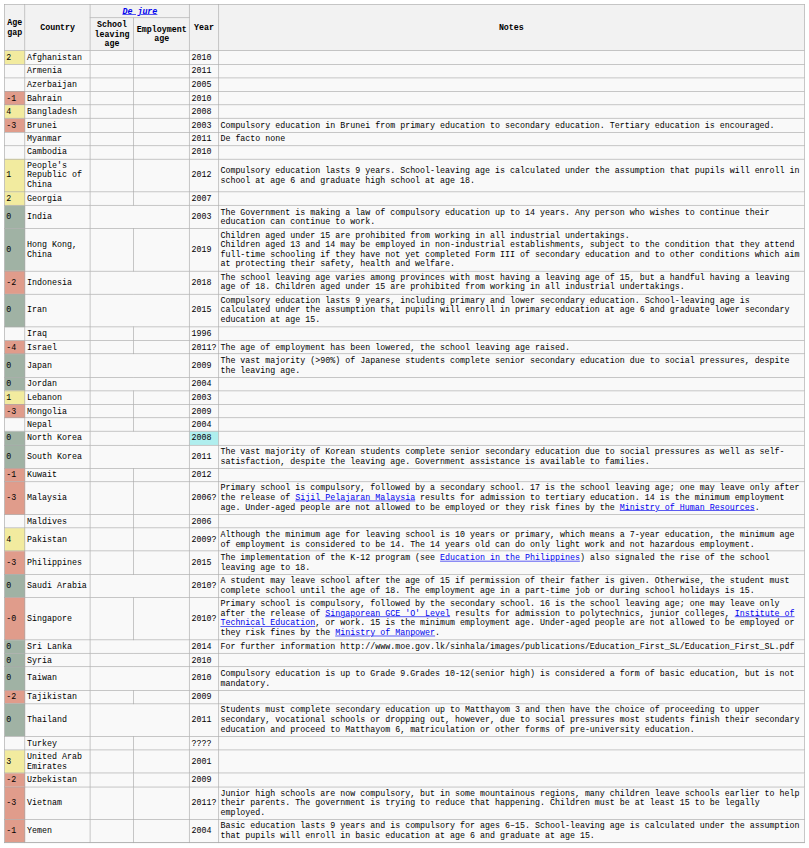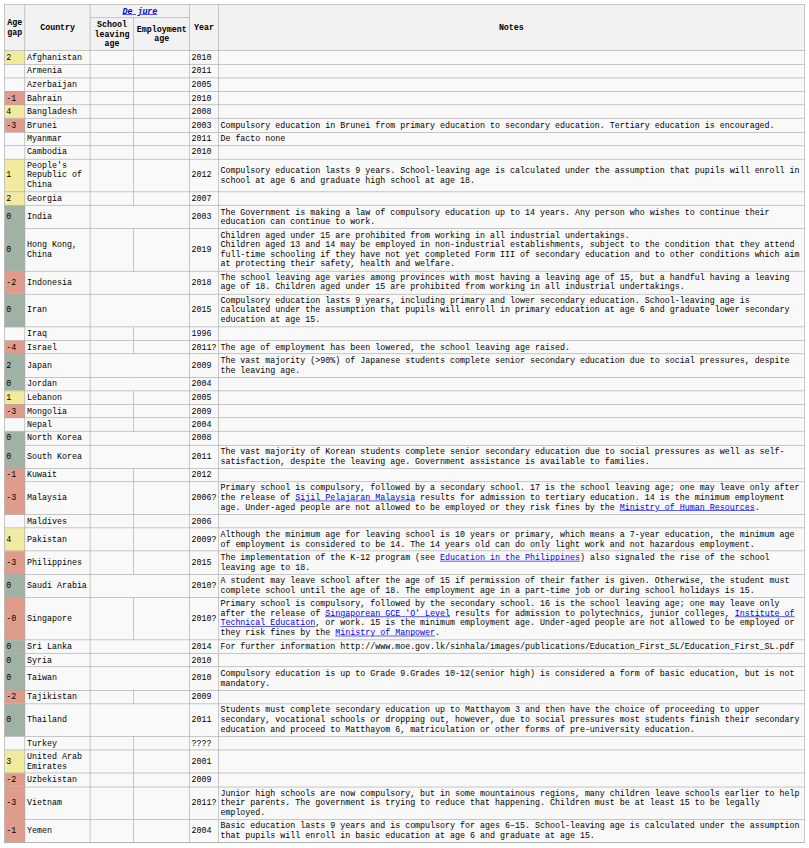(9, 366) 0 -> (9, 366) 2
(201, 397) 2003 -> (201, 397) 2005
(201, 438) paleturquoise background -> (201, 438) no background
